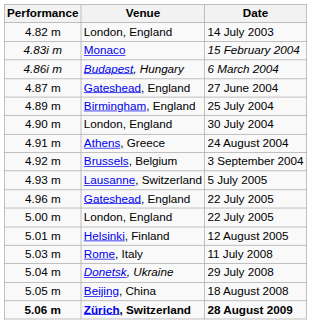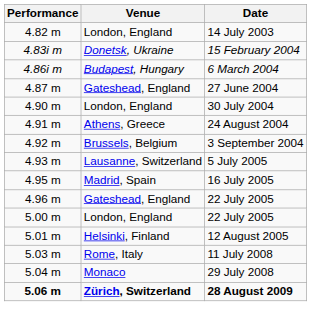(105, 50) Monaco -> (129, 50) Donetsk, Ukraine
- row: (43, 106)
+ row: (43, 180)
(129, 273) Donetsk, Ukraine -> (105, 273) Monaco
- row: (43, 291)
